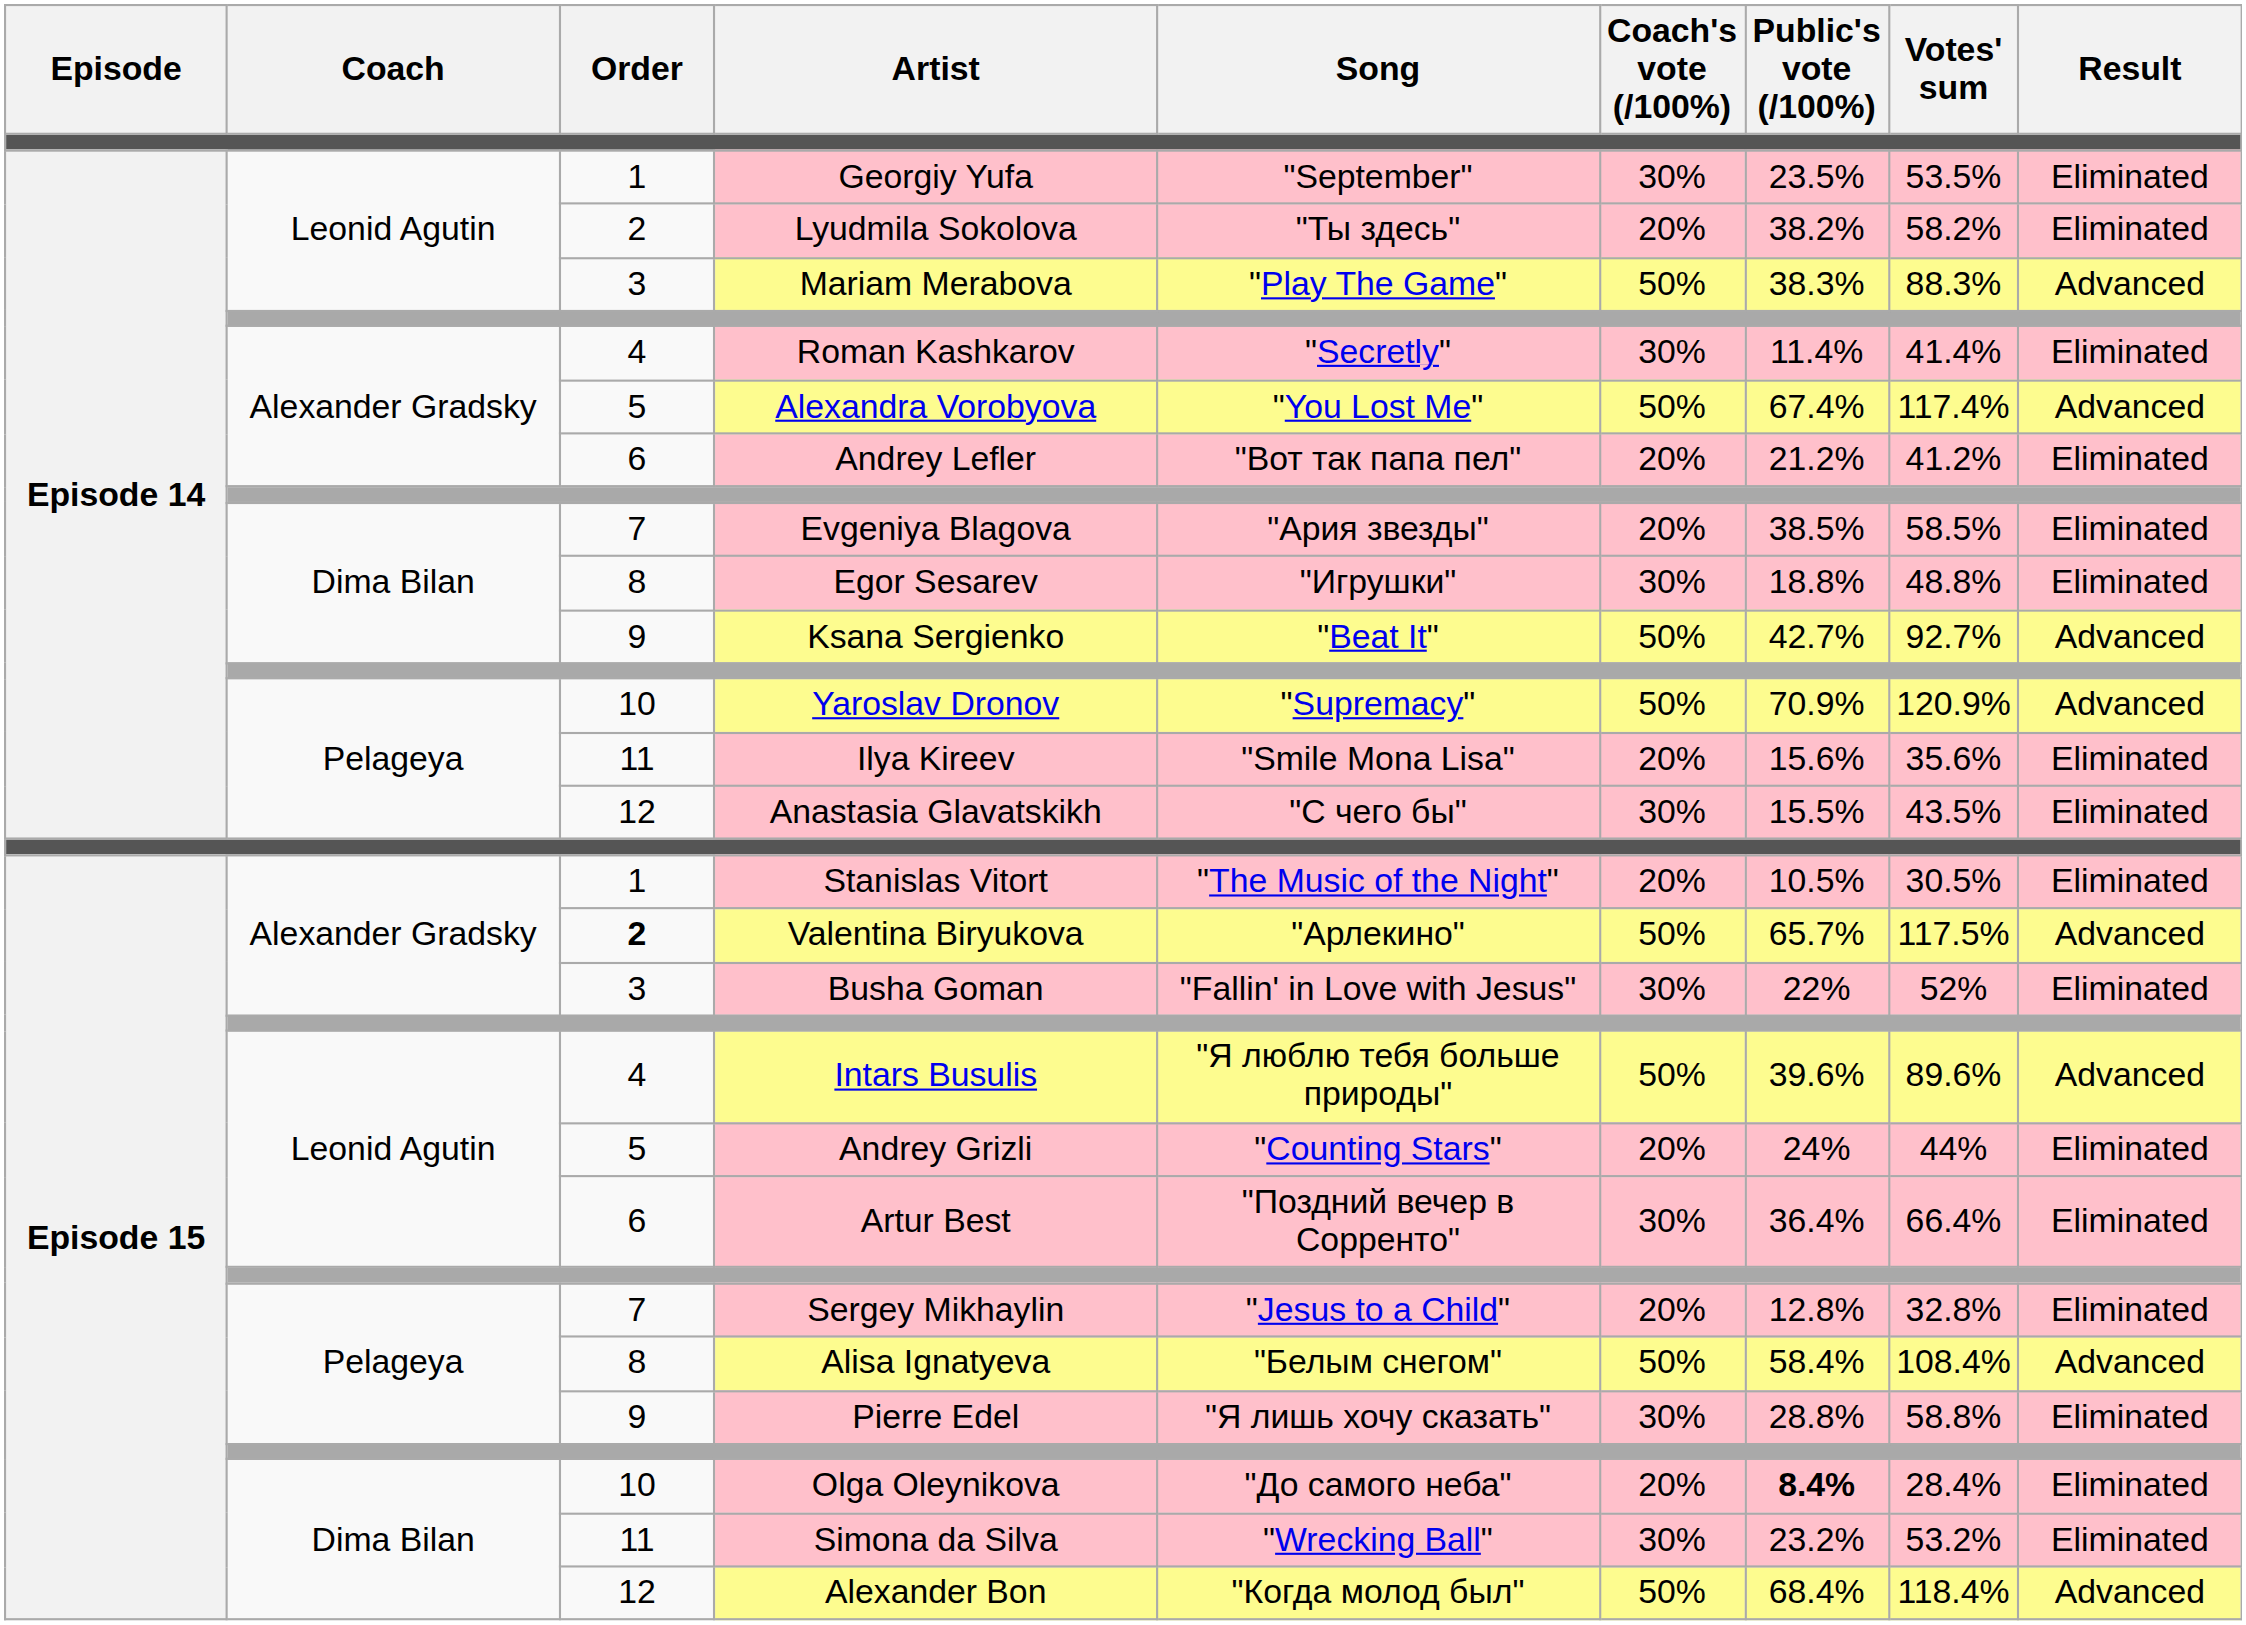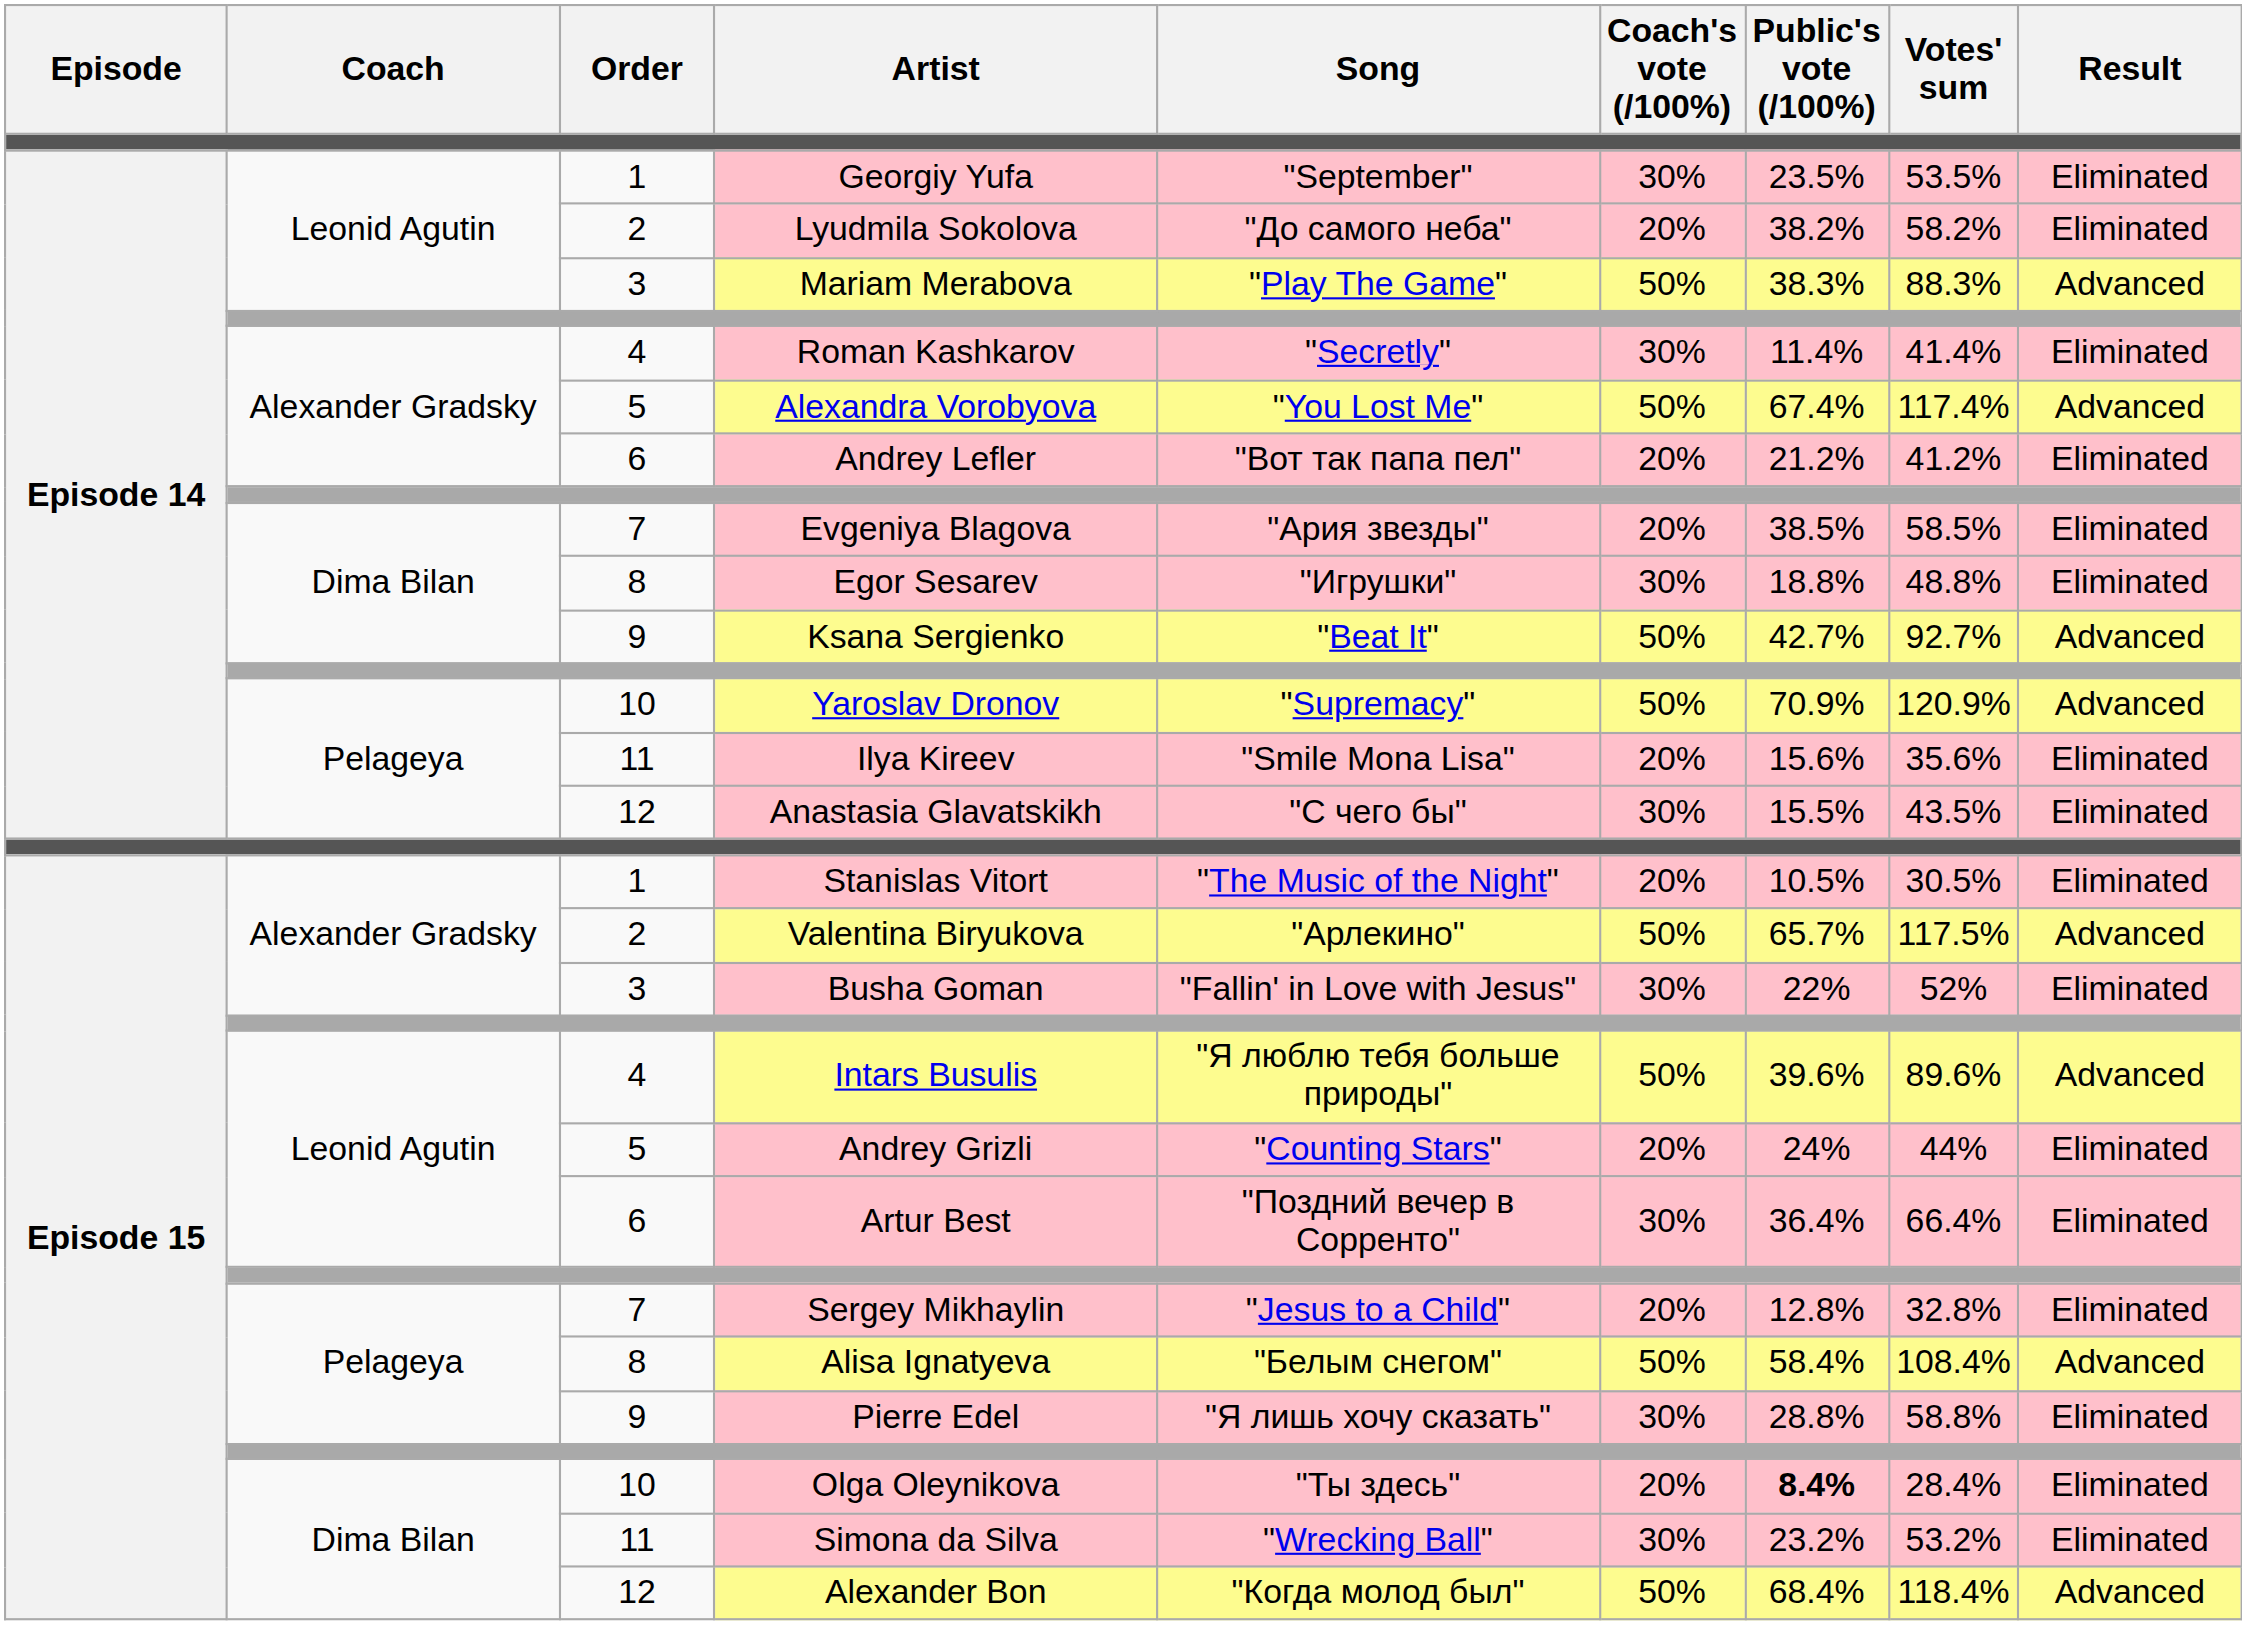(1378, 229) "Ты здесь" -> (1378, 229) "До самого неба"
(637, 934) bold -> (637, 934) normal
(1378, 1485) "До самого неба" -> (1378, 1485) "Ты здесь"
